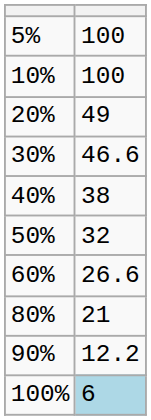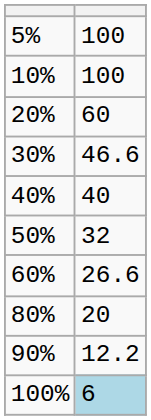(96, 116) 49 -> (96, 116) 60
(96, 196) 38 -> (96, 196) 40
(96, 315) 21 -> (96, 315) 20
